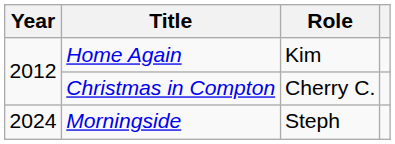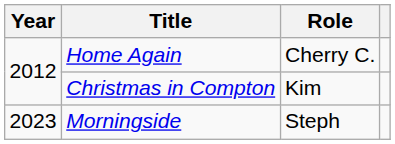(303, 54) Kim -> (330, 54) Cherry C.
(330, 88) Cherry C. -> (303, 88) Kim
(33, 121) 2024 -> (33, 121) 2023
